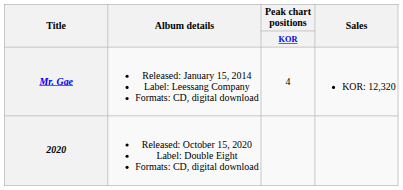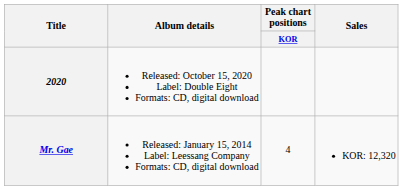rows swapped: (56, 81) <-> (56, 150)
